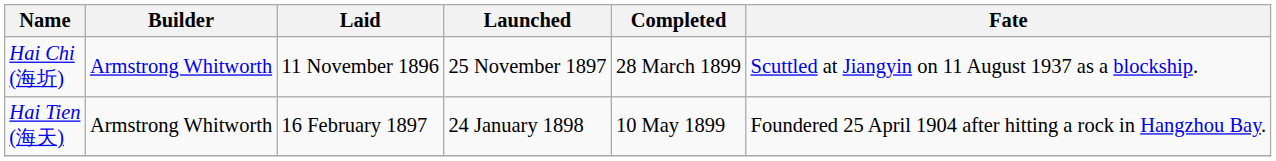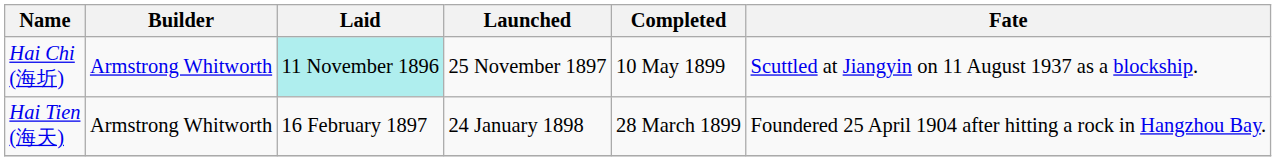(360, 66) no background -> (360, 66) paleturquoise background
(679, 66) 28 March 1899 -> (671, 66) 10 May 1899
(671, 126) 10 May 1899 -> (679, 126) 28 March 1899
